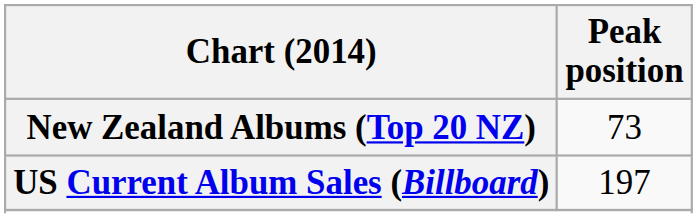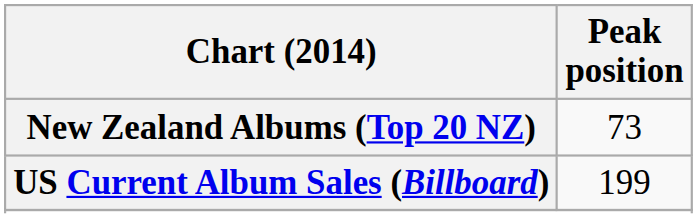(625, 182) 197 -> (625, 182) 199
